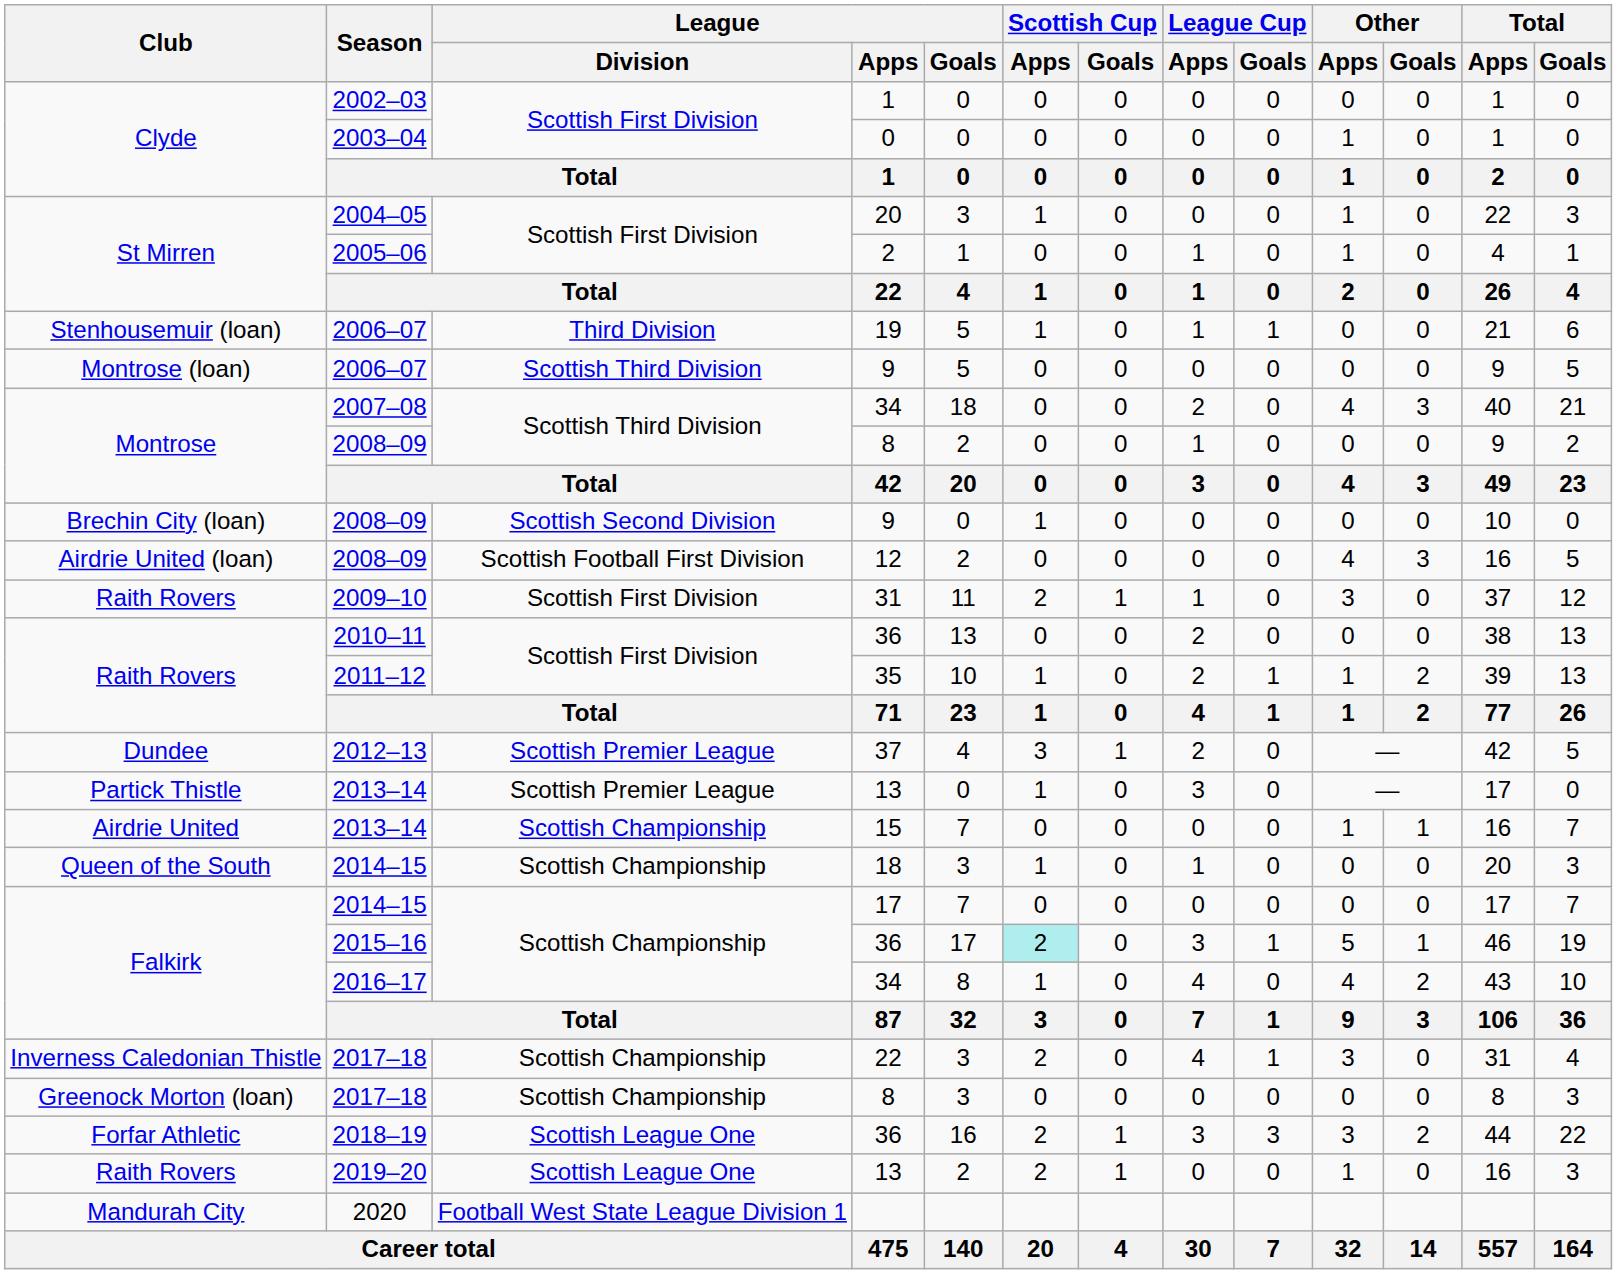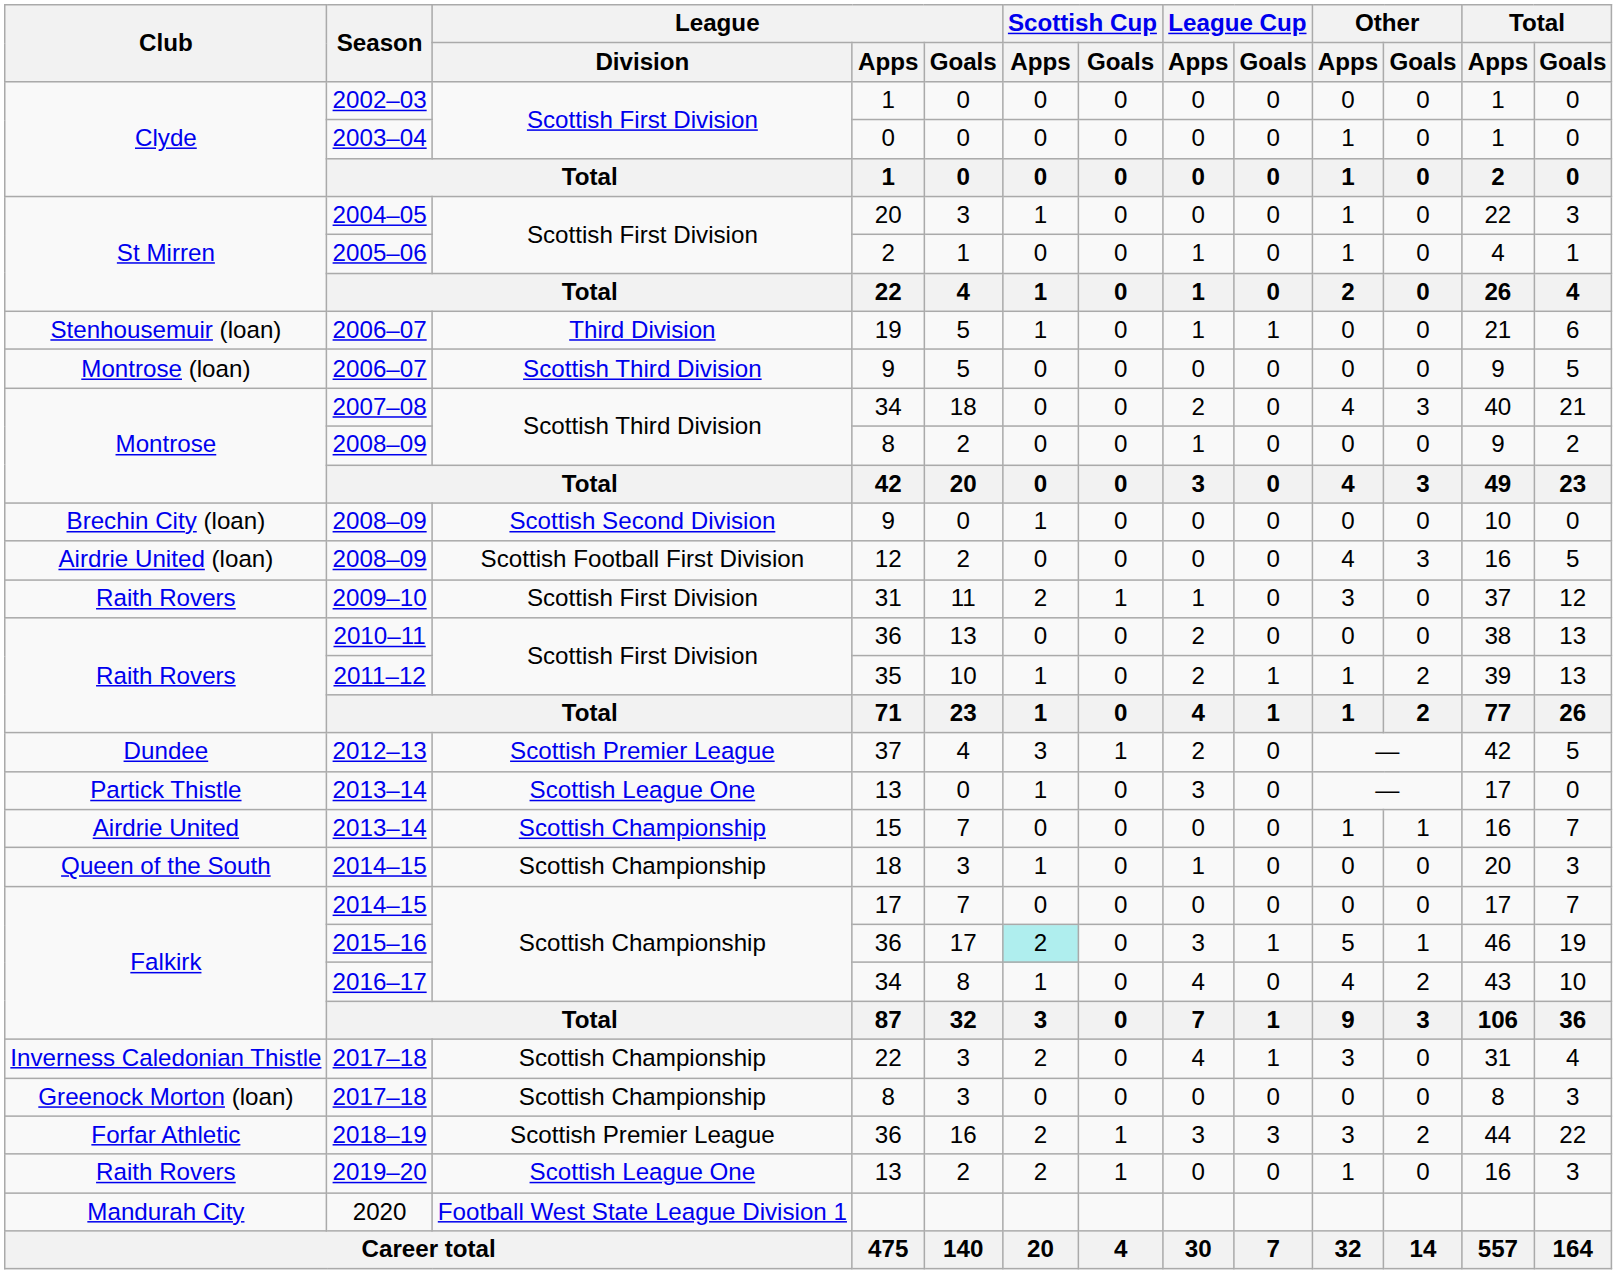(642, 789) Scottish Premier League -> (642, 789) Scottish League One
(642, 1134) Scottish League One -> (642, 1134) Scottish Premier League
